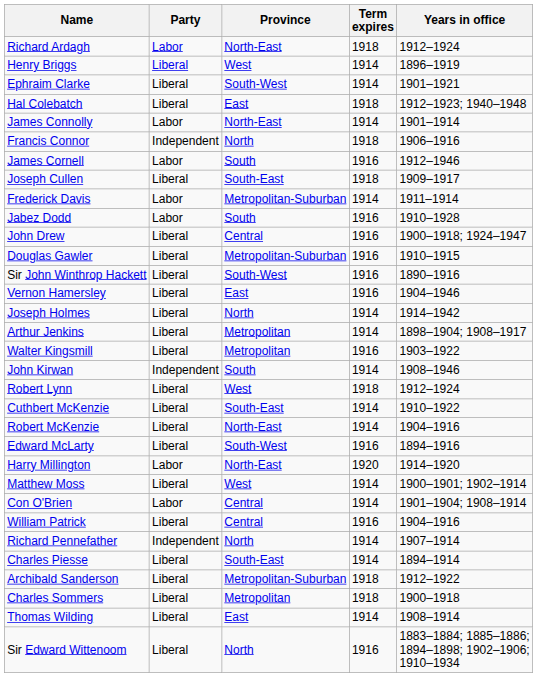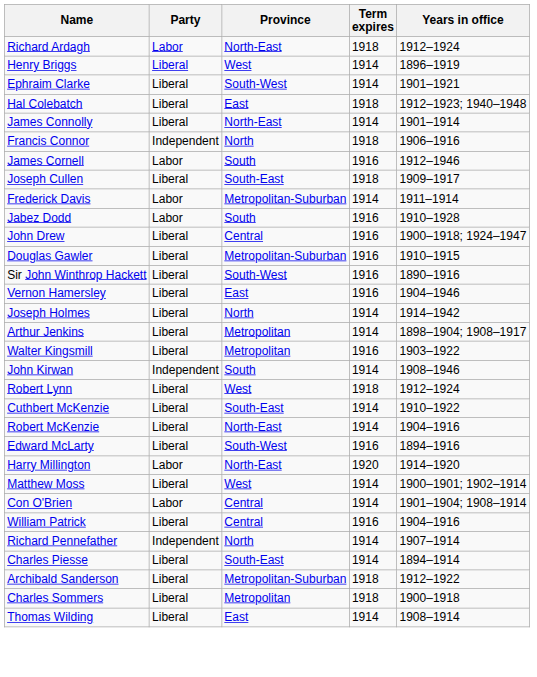(167, 122) Labor -> (170, 122) Liberal
- row: (67, 650)
